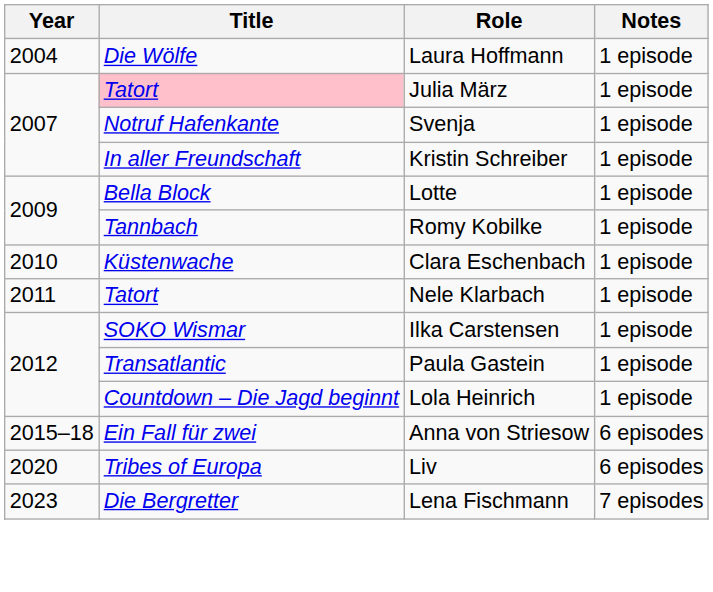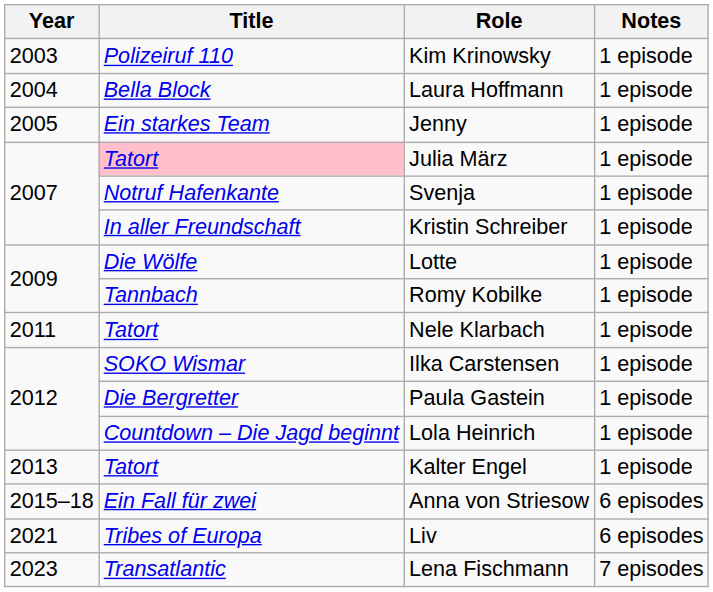+ row: (480, 55)
(151, 55) Die Wölfe -> (157, 90) Bella Block
+ row: (438, 124)
(157, 192) Bella Block -> (151, 261) Die Wölfe
- row: (497, 261)
(165, 364) Transatlantic -> (171, 398) Die Bergretter
+ row: (468, 466)
(34, 466) 2020 -> (34, 535) 2021
(171, 501) Die Bergretter -> (165, 569) Transatlantic
